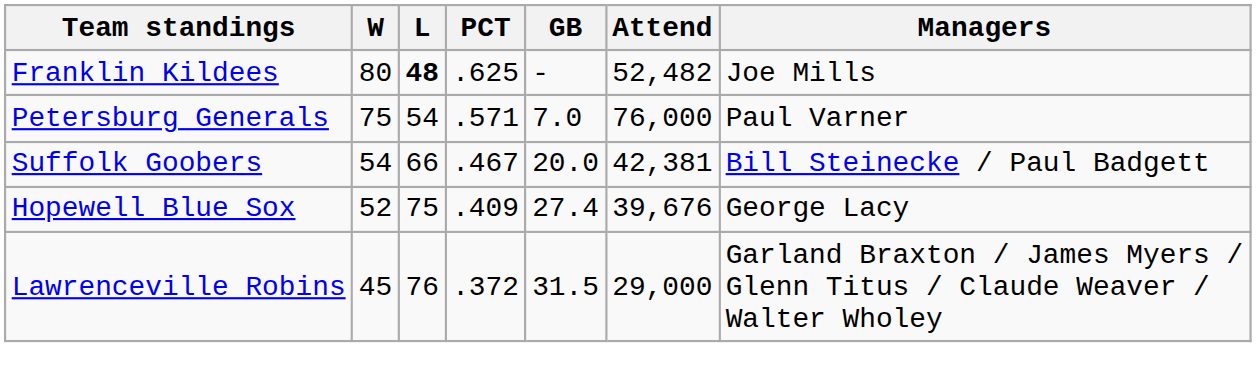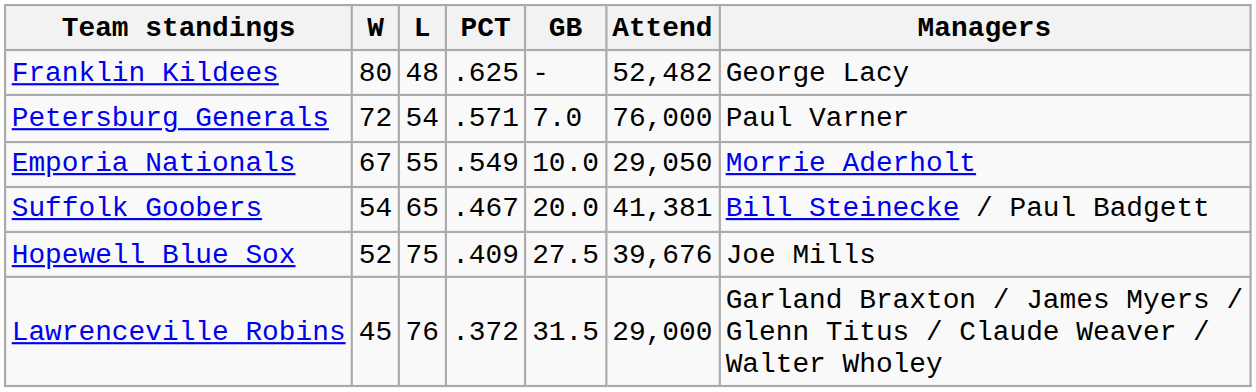(422, 73) bold -> (422, 73) normal
(801, 73) Joe Mills -> (817, 73) George Lacy
(376, 118) 75 -> (376, 118) 72
+ row: (154, 164)
(422, 164) 66 -> (422, 209) 65
(662, 164) 42,381 -> (662, 209) 41,381
(566, 209) 27.4 -> (566, 254) 27.5
(817, 209) George Lacy -> (801, 254) Joe Mills
